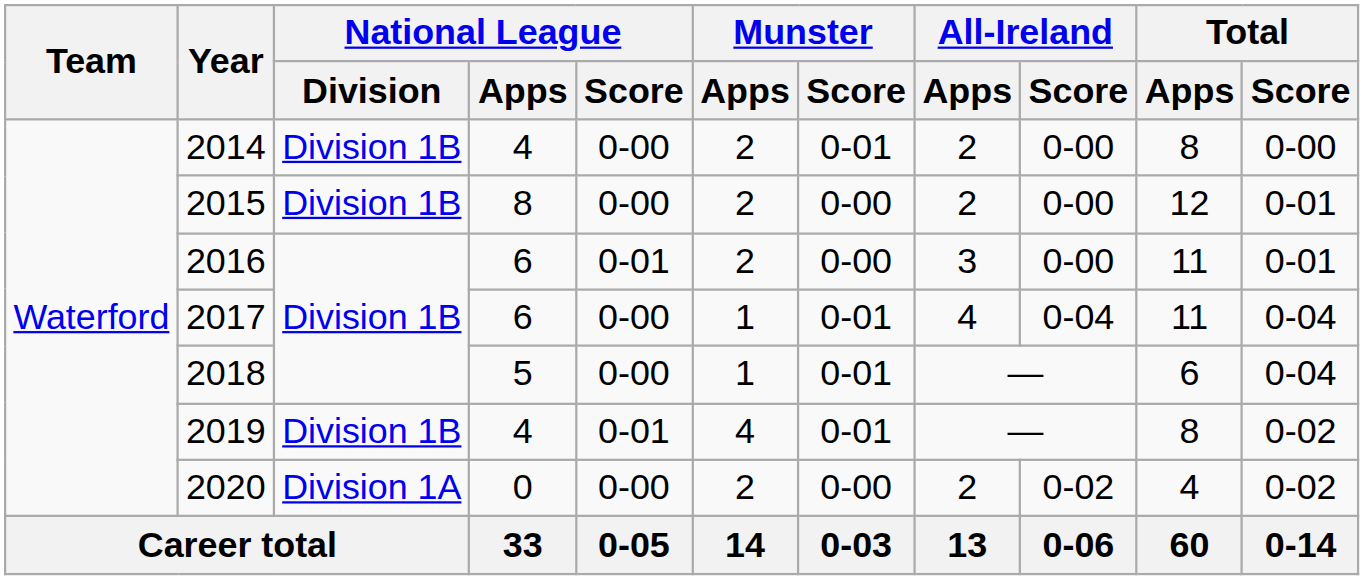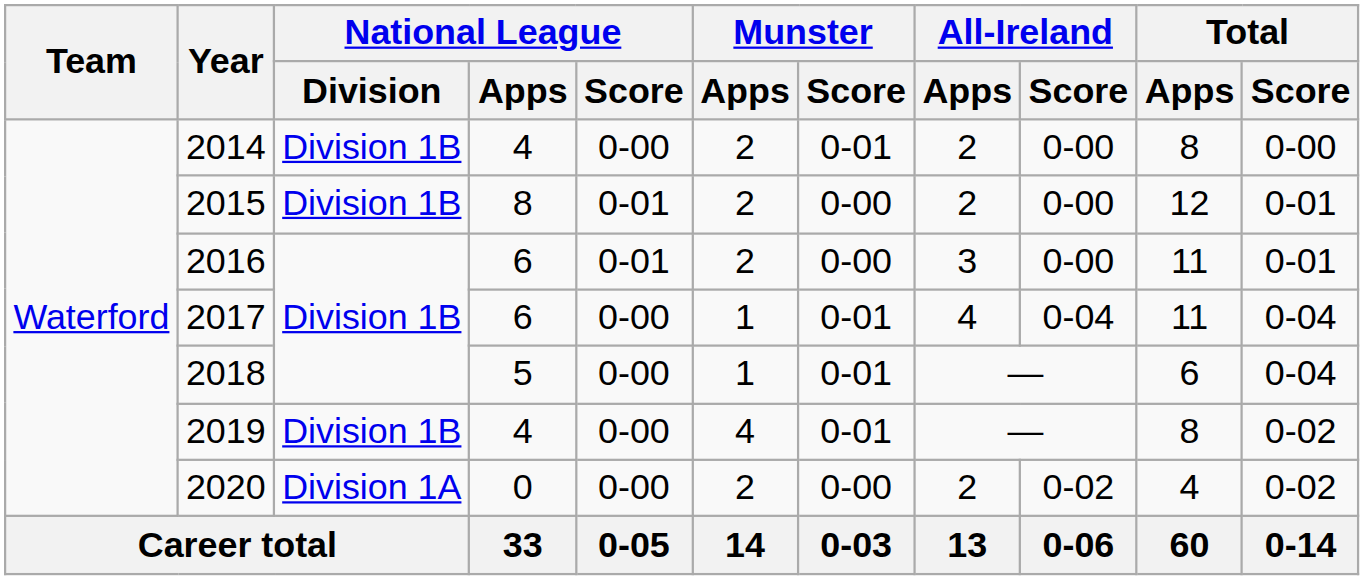(634, 203) 0-00 -> (634, 203) 0-01
(634, 430) 0-01 -> (634, 430) 0-00
